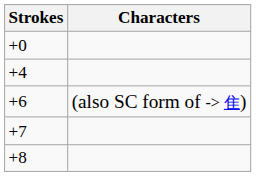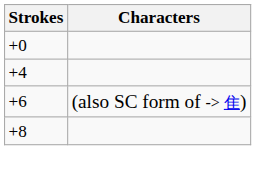- row: (18, 130)
